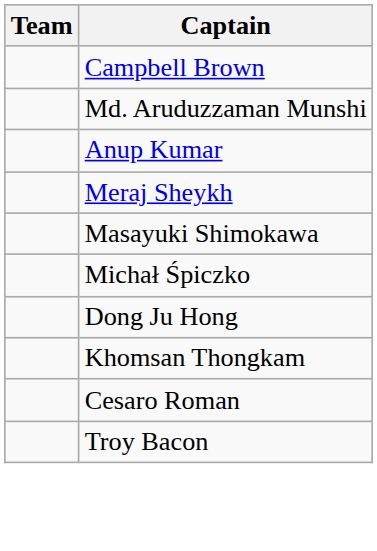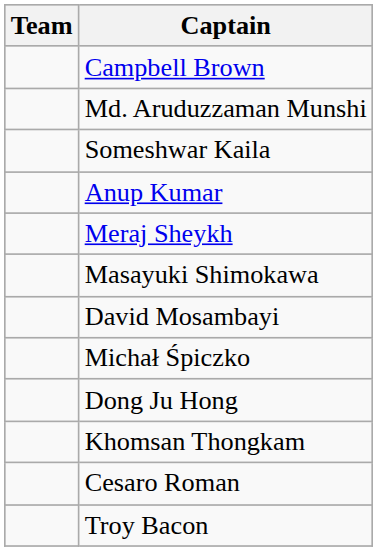+ row: (178, 150)
+ row: (182, 316)
